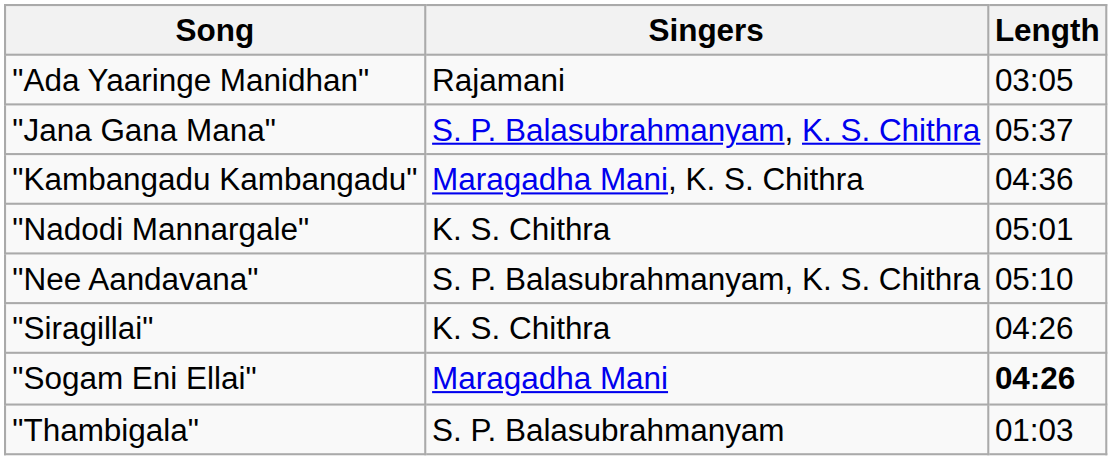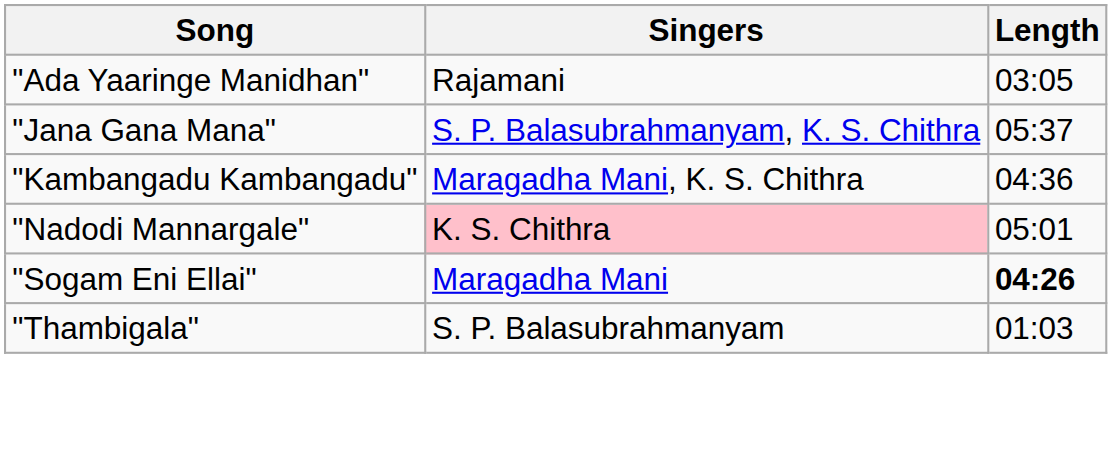(521, 229) no background -> (521, 229) pink background
- row: (135, 279)
- row: (83, 329)
